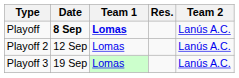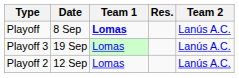(68, 30) bold -> (67, 30) normal
rows swapped: (28, 47) <-> (28, 64)
